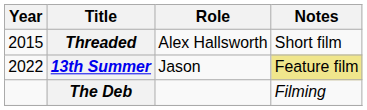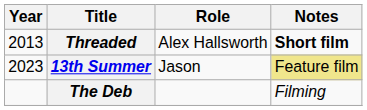(26, 42) 2015 -> (26, 42) 2013
(308, 42) normal -> (312, 42) bold
(26, 67) 2022 -> (26, 67) 2023
